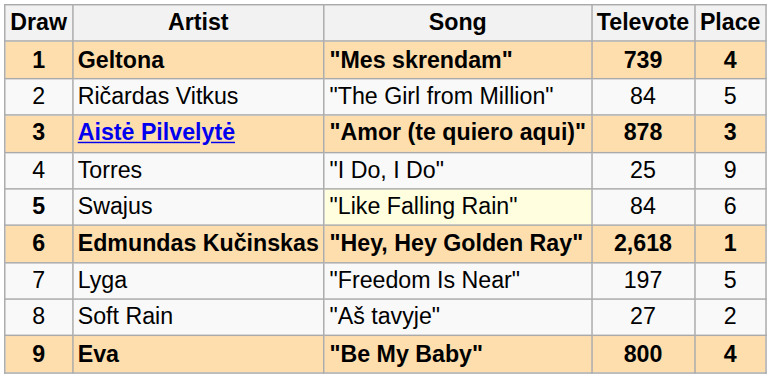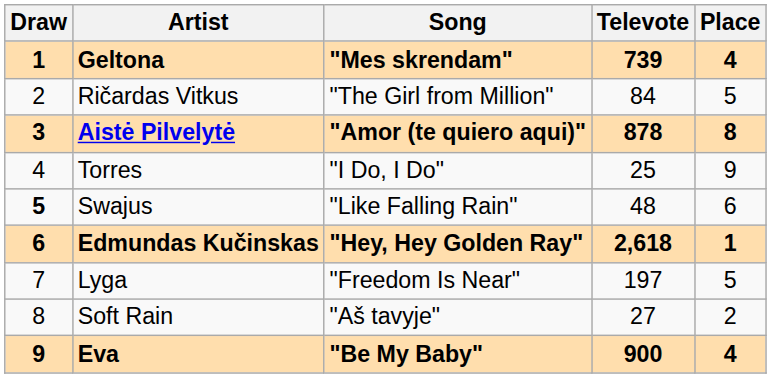(730, 133) 3 -> (730, 133) 8
(423, 206) lightyellow background -> (423, 206) no background
(643, 206) 84 -> (643, 206) 48
(643, 354) 800 -> (643, 354) 900
